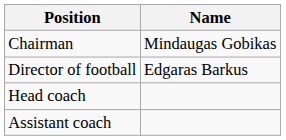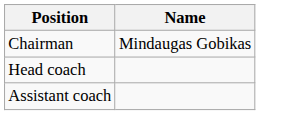- row: (72, 69)
